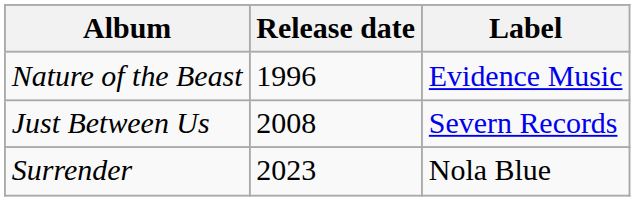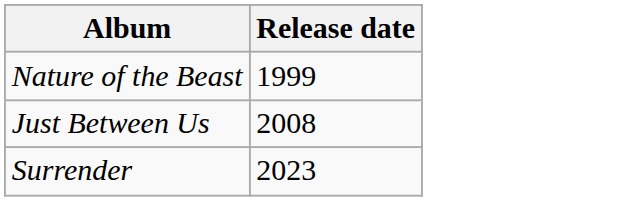- column: (526, 28)
(286, 75) 1996 -> (286, 75) 1999
